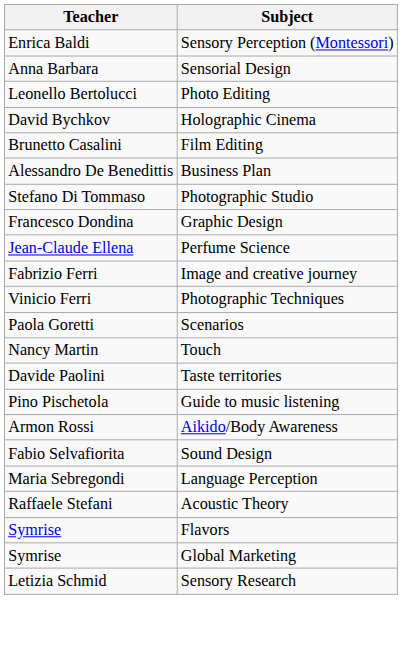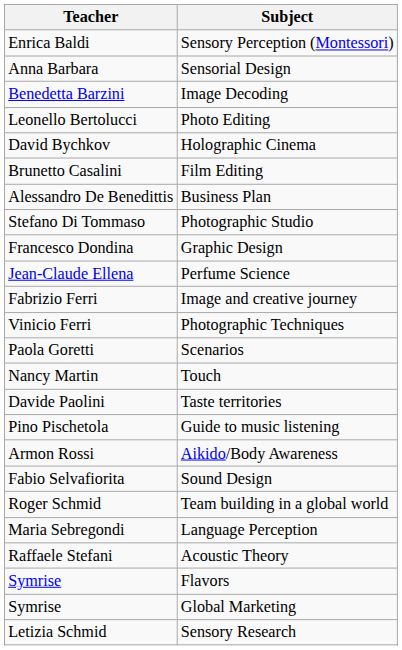+ row: (234, 94)
+ row: (285, 504)
